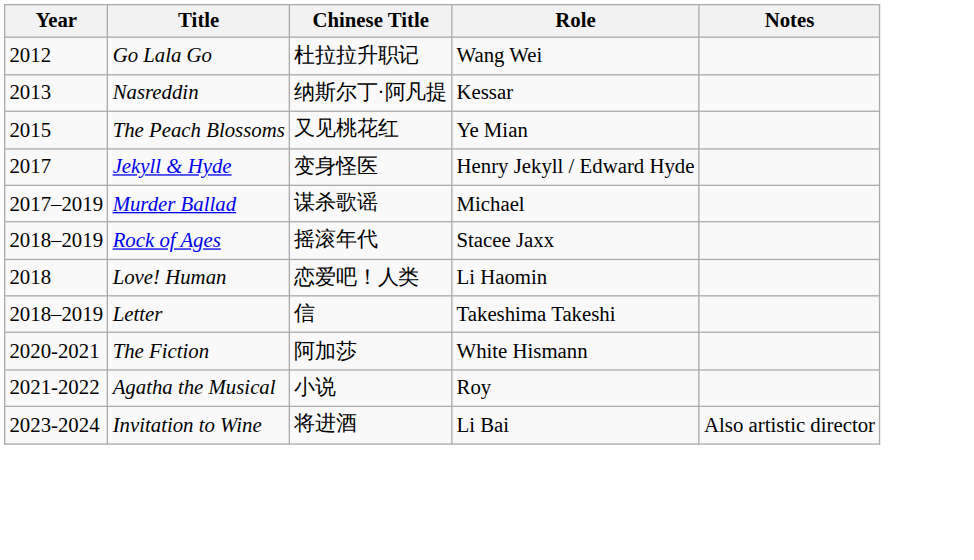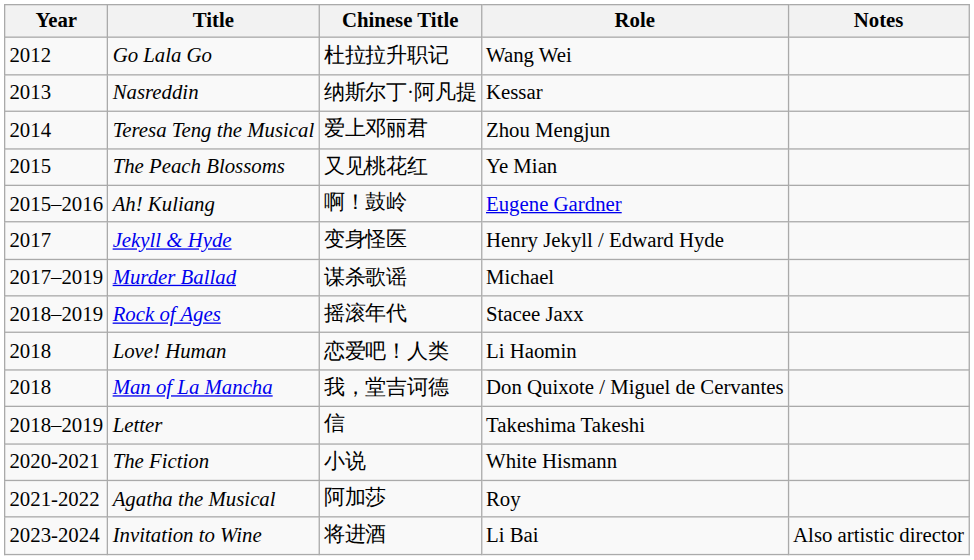+ row: (213, 129)
+ row: (164, 203)
+ row: (193, 387)
(326, 350) 阿加莎 -> (345, 461) 小说
(315, 387) 小说 -> (355, 497) 阿加莎
